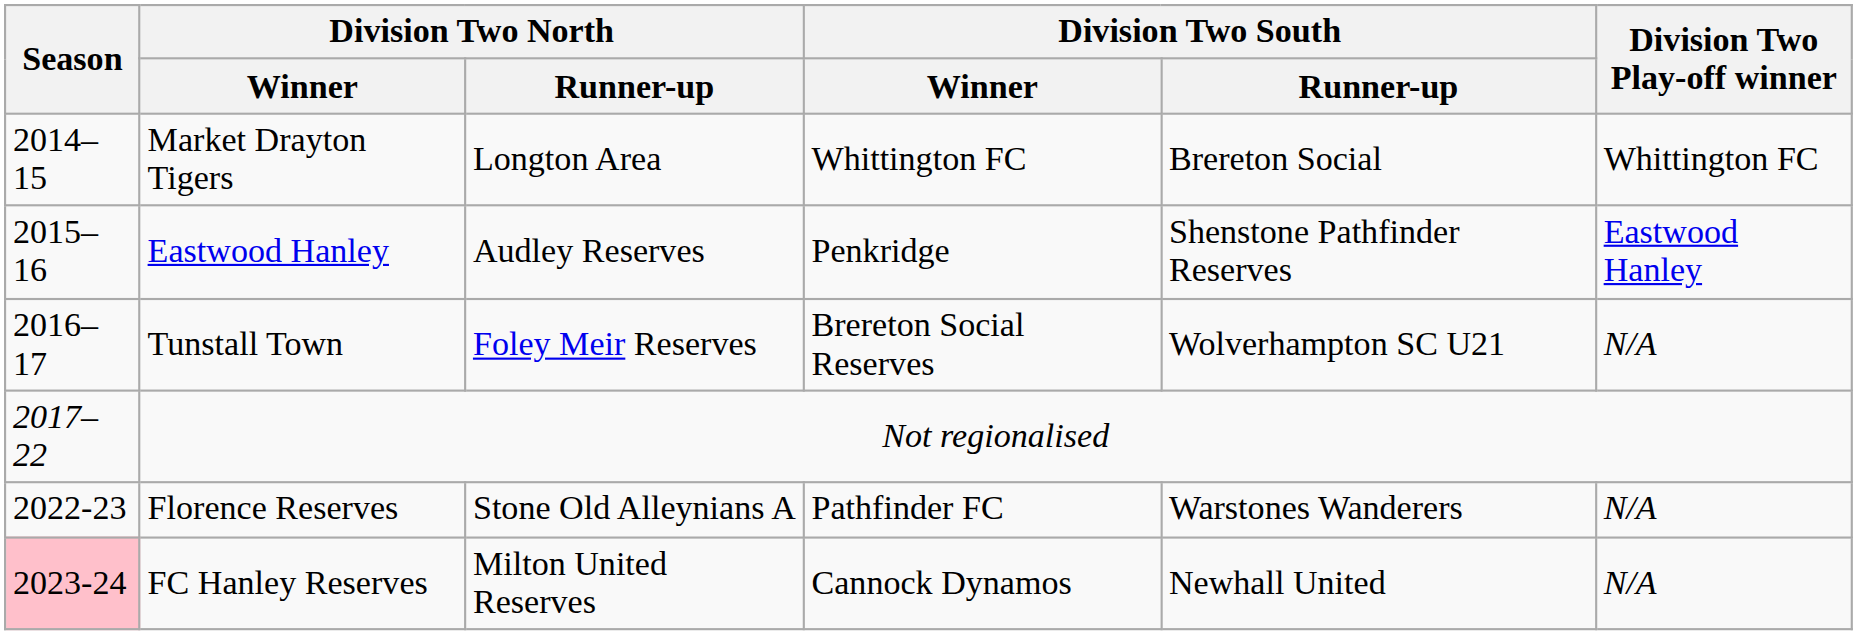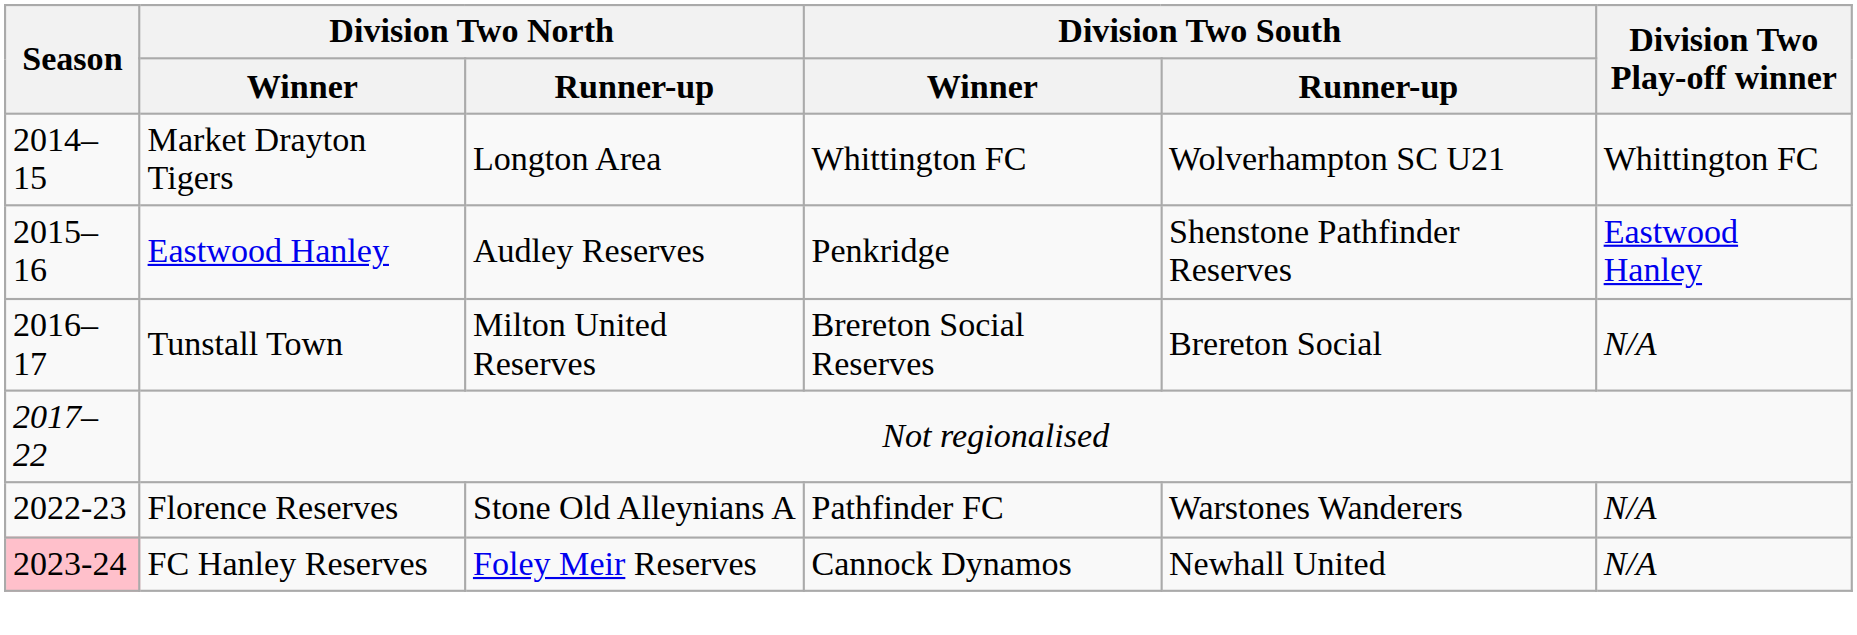(1275, 158) Brereton Social -> (1337, 158) Wolverhampton SC U21
(615, 343) Foley Meir Reserves -> (570, 343) Milton United Reserves
(1337, 343) Wolverhampton SC U21 -> (1275, 343) Brereton Social
(570, 582) Milton United Reserves -> (615, 563) Foley Meir Reserves
